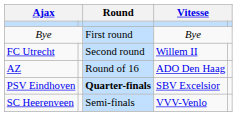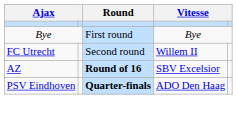(112, 68) normal -> (113, 68) bold
(190, 68) ADO Den Haag -> (188, 68) SBV Excelsior
(188, 85) SBV Excelsior -> (190, 85) ADO Den Haag
- row: (40, 102)
